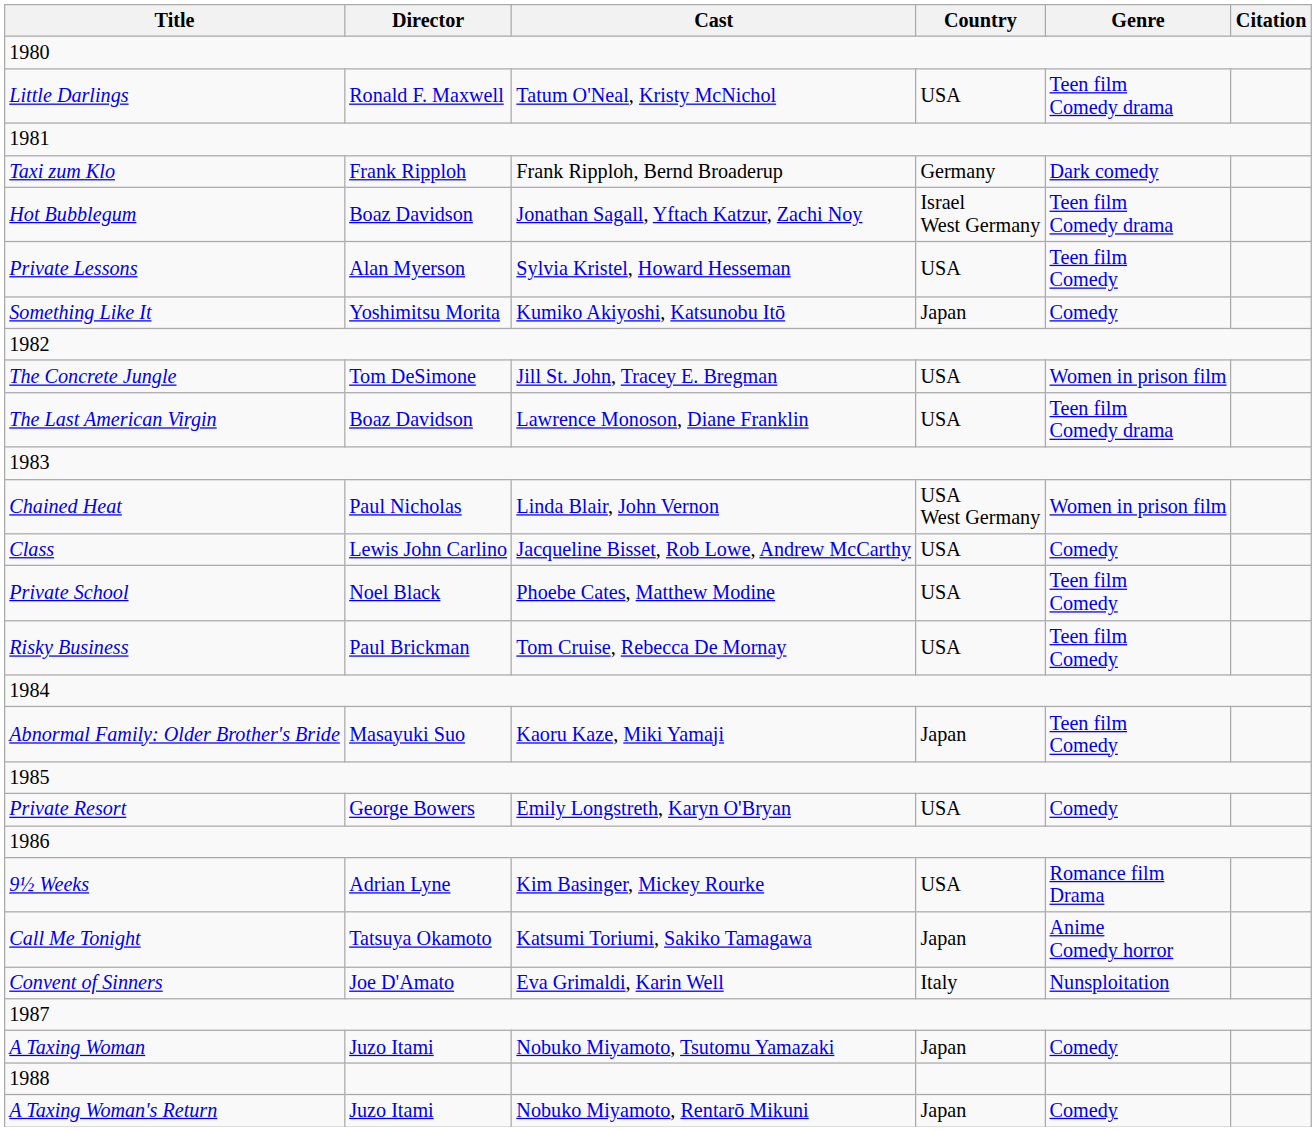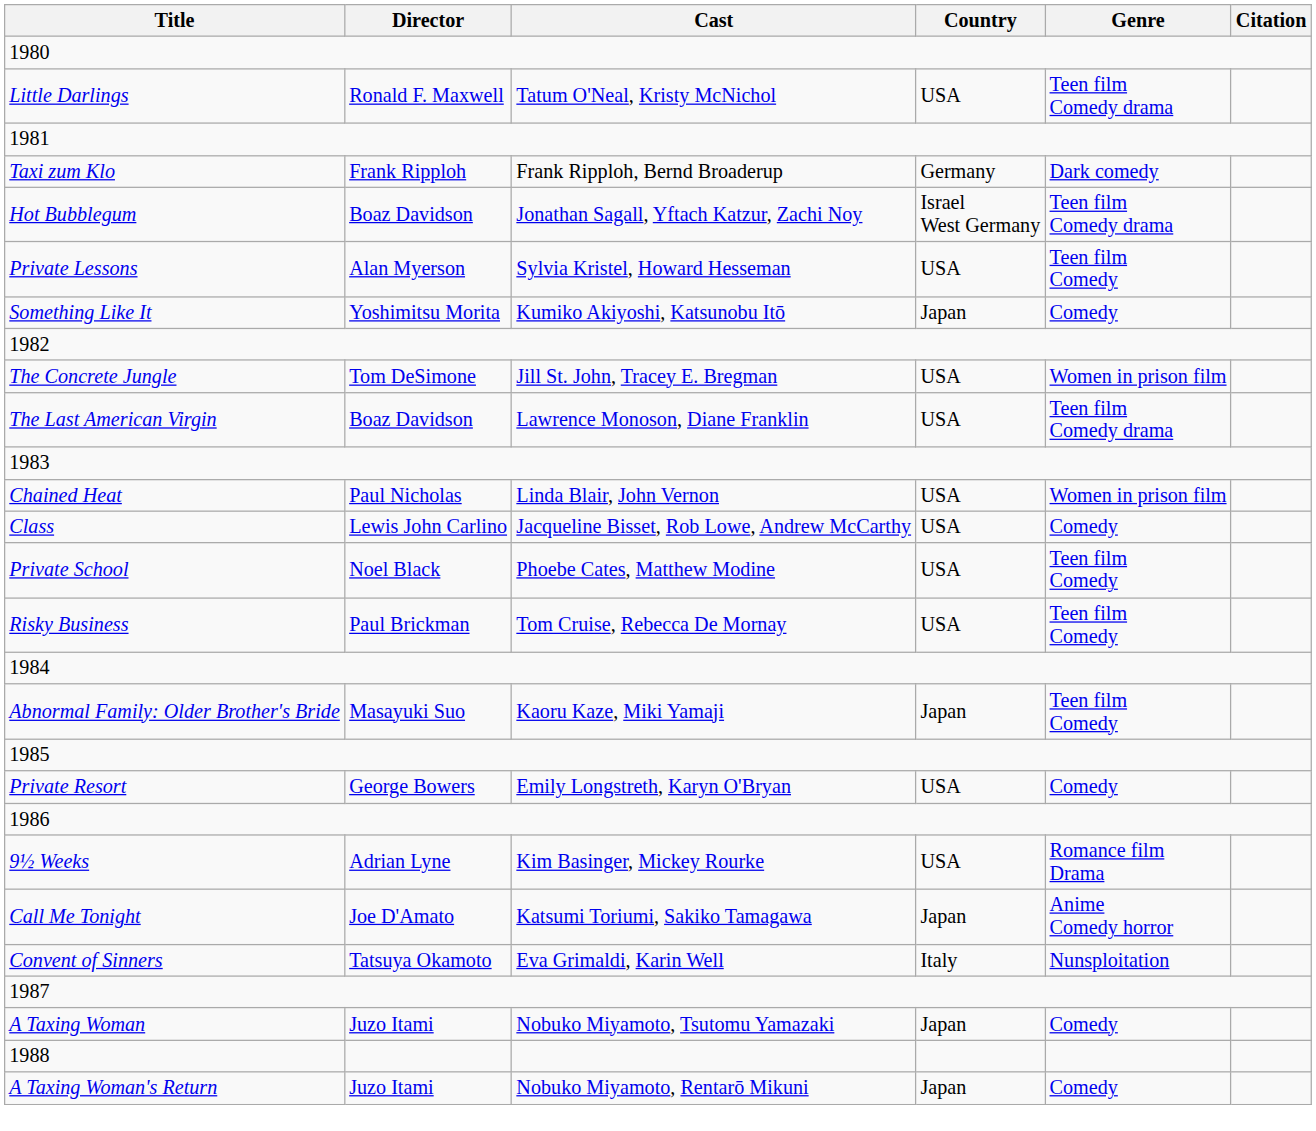(980, 506) USA West Germany -> (941, 494) USA
(420, 939) Tatsuya Okamoto -> (402, 916) Joe D'Amato
(402, 982) Joe D'Amato -> (420, 959) Tatsuya Okamoto
